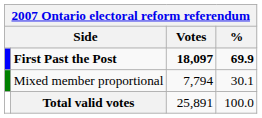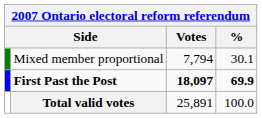rows swapped: (65, 59) <-> (89, 81)
